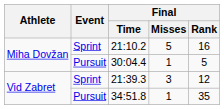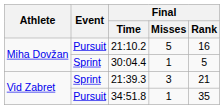(87, 46) Sprint -> (90, 46) Pursuit
(90, 63) Pursuit -> (87, 63) Sprint
(204, 79) 12 -> (204, 79) 21
